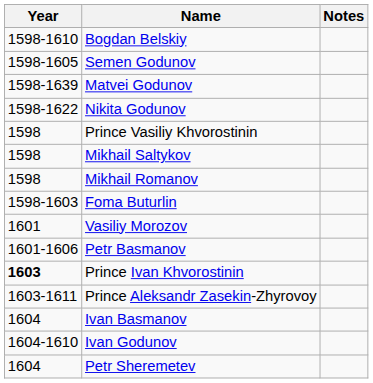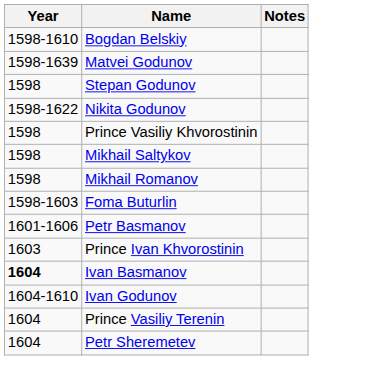- row: (140, 62)
+ row: (140, 86)
- row: (136, 226)
(24, 272) bold -> (24, 249) normal
- row: (201, 296)
(24, 319) normal -> (24, 272) bold
+ row: (155, 319)
